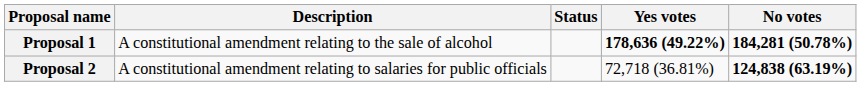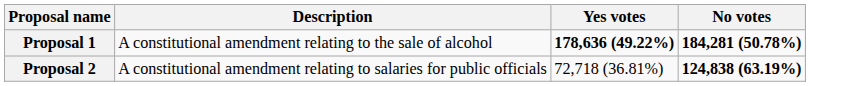- column: (576, 17)
